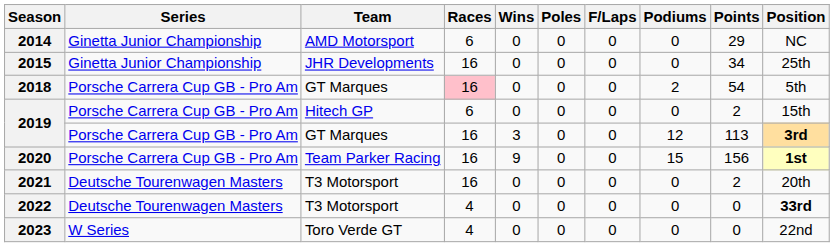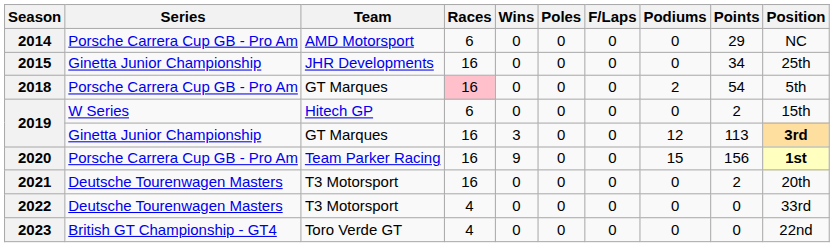(165, 40) Ginetta Junior Championship -> (183, 40) Porsche Carrera Cup GB - Pro Am
(183, 111) Porsche Carrera Cup GB - Pro Am -> (99, 111) W Series
(183, 135) Porsche Carrera Cup GB - Pro Am -> (165, 135) Ginetta Junior Championship
(796, 206) bold -> (796, 206) normal
(99, 230) W Series -> (173, 230) British GT Championship - GT4
